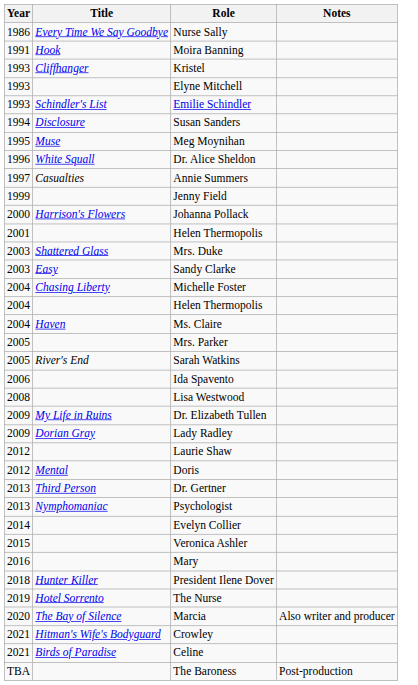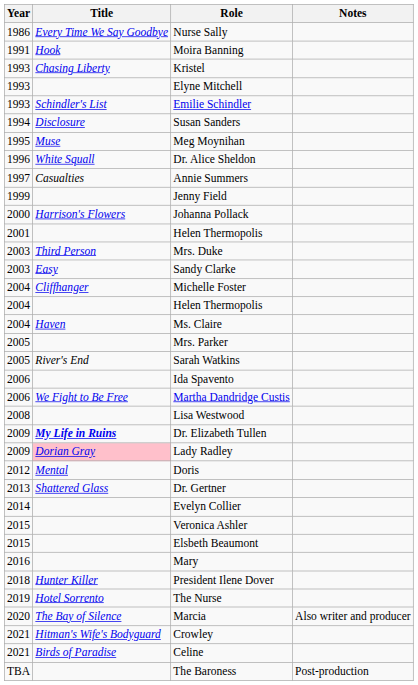(62, 68) Cliffhanger -> (73, 68) Chasing Liberty
(72, 251) Shattered Glass -> (66, 251) Third Person
(73, 287) Chasing Liberty -> (62, 287) Cliffhanger
+ row: (19, 397)
(74, 415) normal -> (76, 433) bold
(65, 433) no background -> (65, 452) pink background
- row: (19, 452)
(66, 488) Third Person -> (72, 488) Shattered Glass
- row: (19, 506)
+ row: (19, 543)
